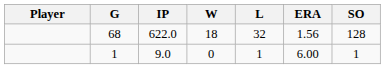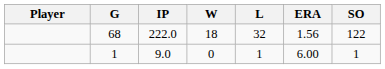(163, 34) 622.0 -> (163, 34) 222.0
(356, 34) 128 -> (356, 34) 122
